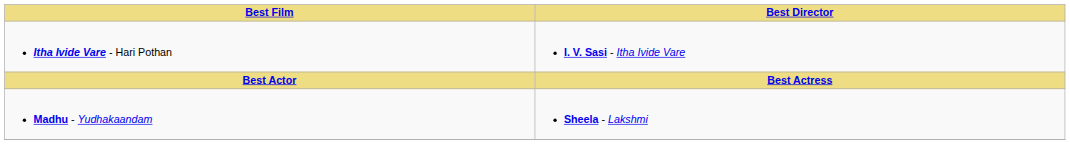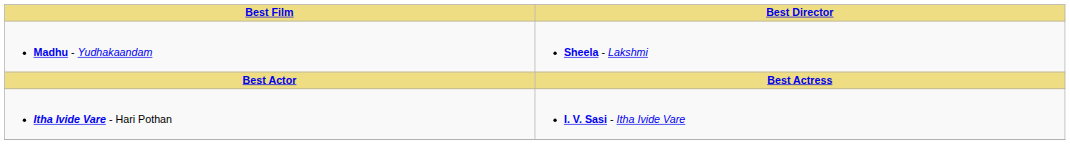rows swapped: (269, 53) <-> (269, 120)
